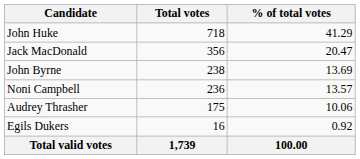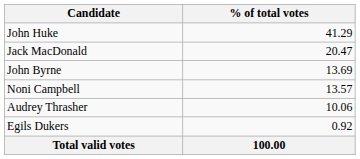- column: (182, 13)
